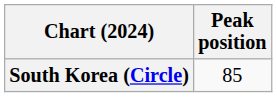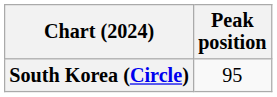(232, 75) 85 -> (232, 75) 95
